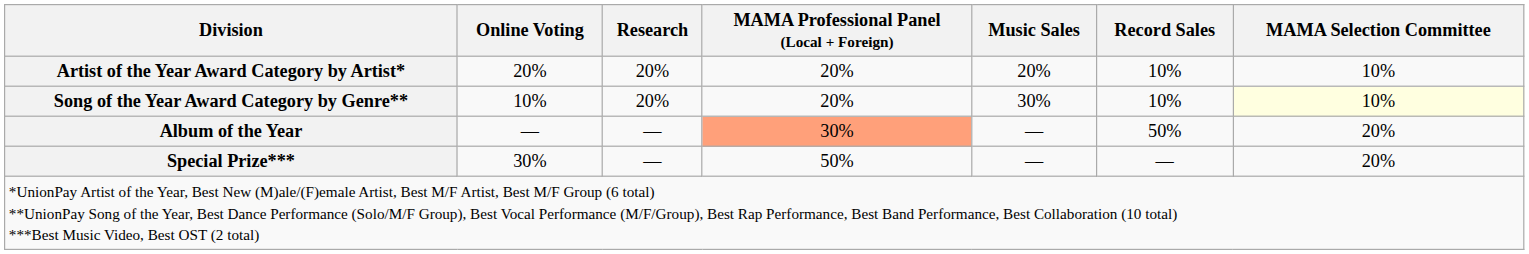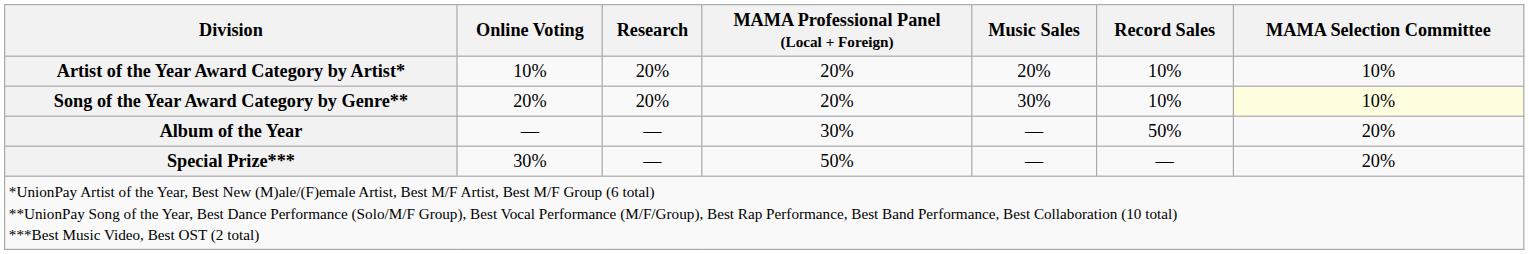(530, 71) 20% -> (530, 71) 10%
(530, 101) 10% -> (530, 101) 20%
(837, 131) lightsalmon background -> (837, 131) no background
